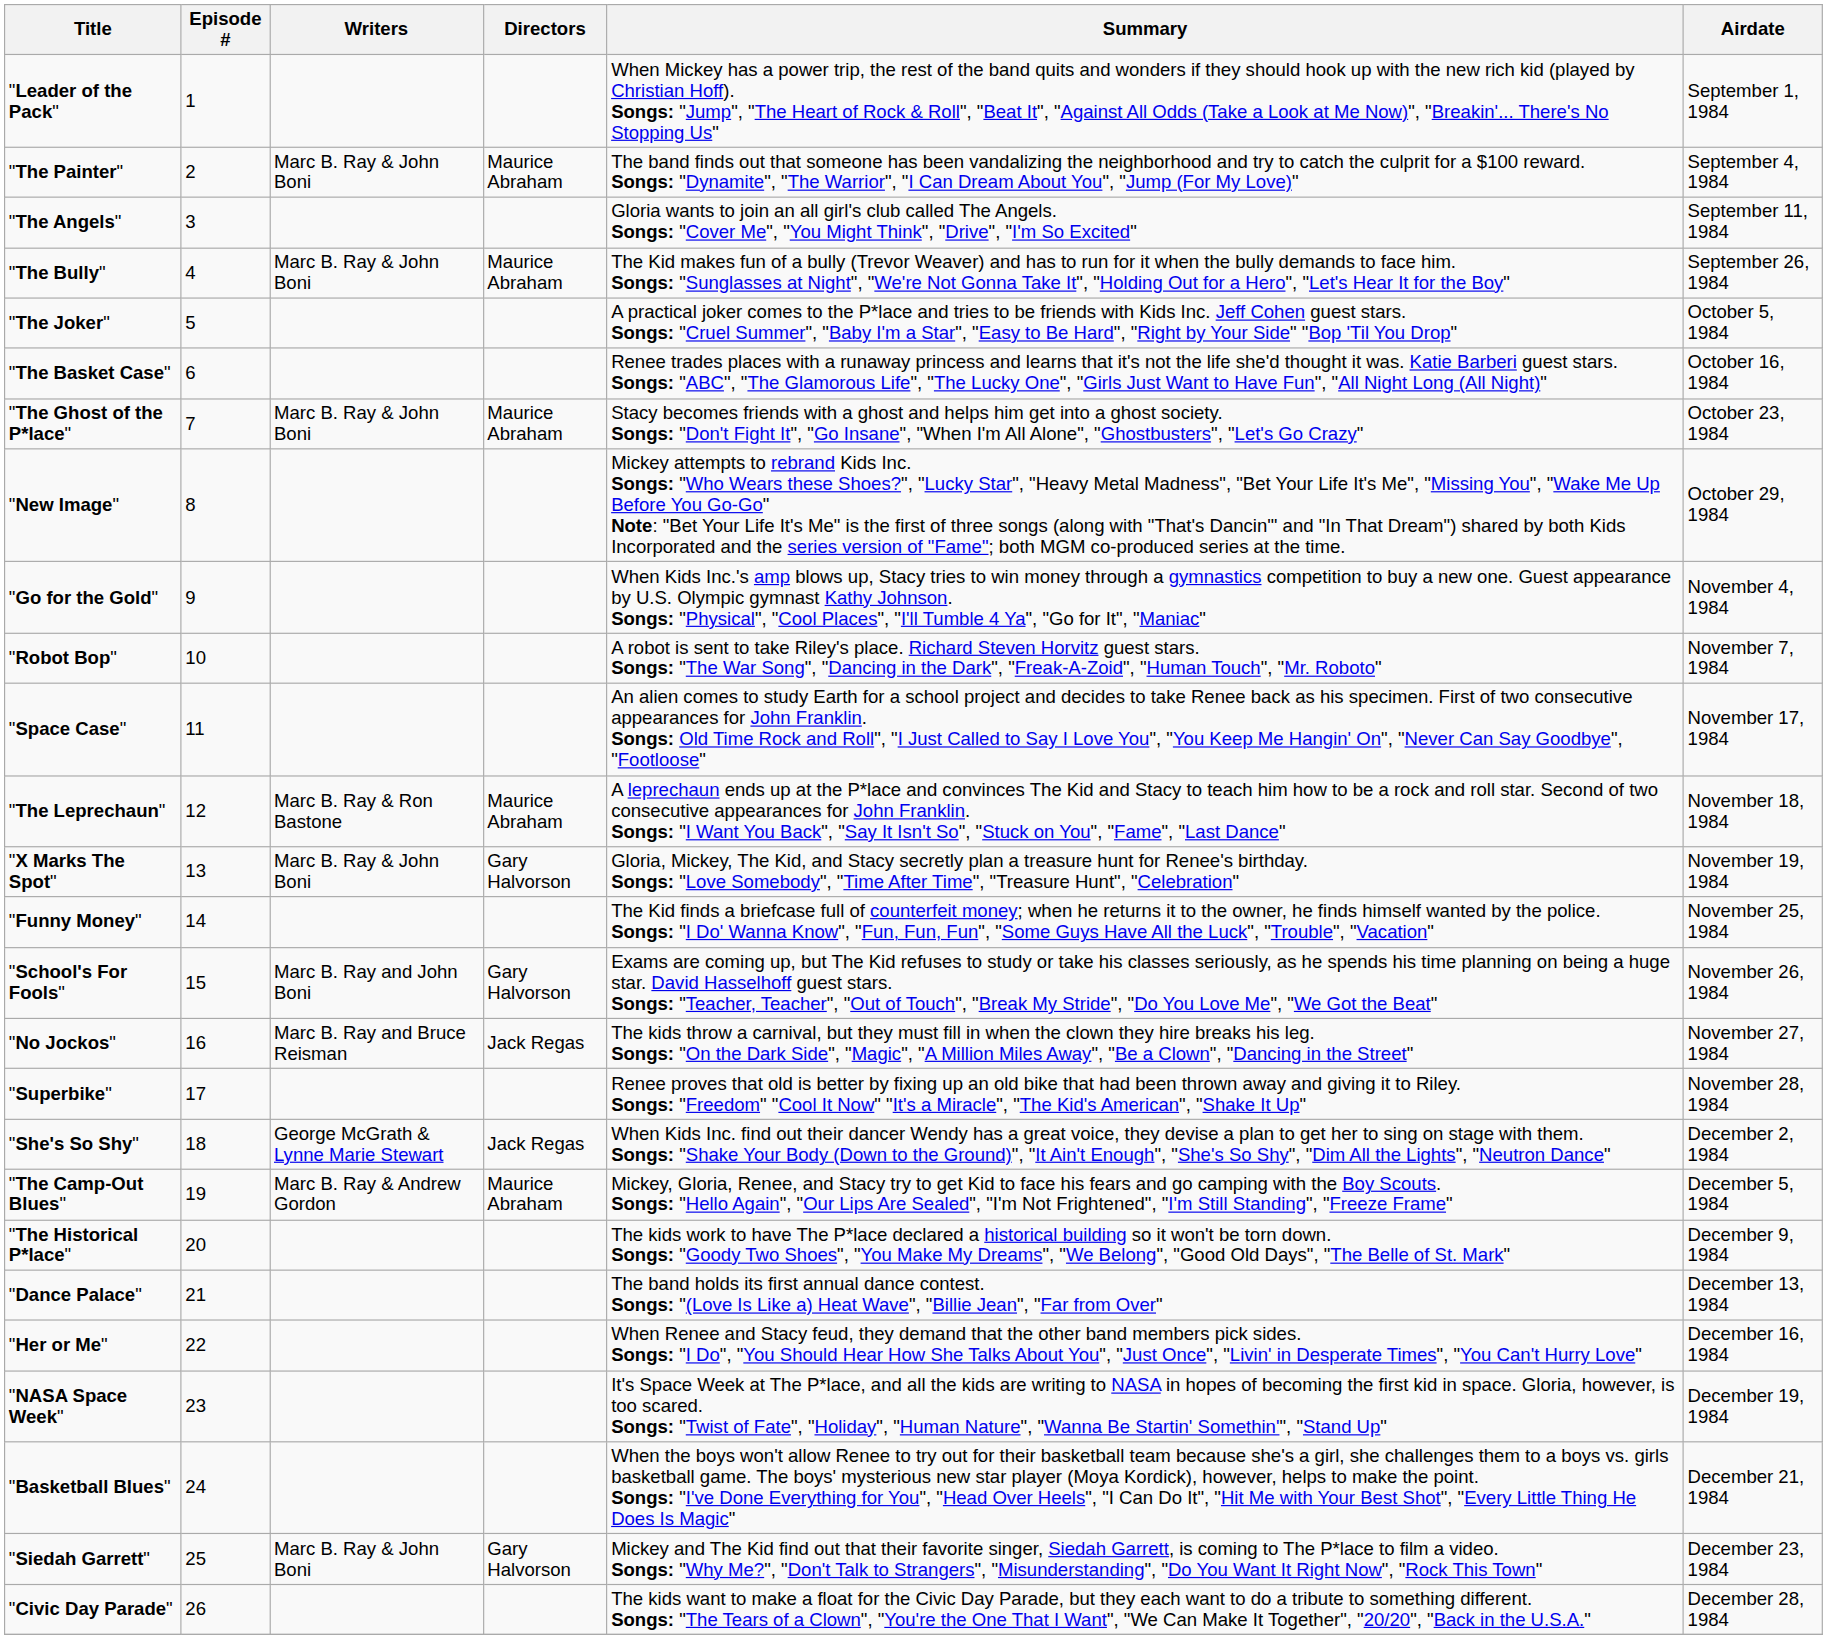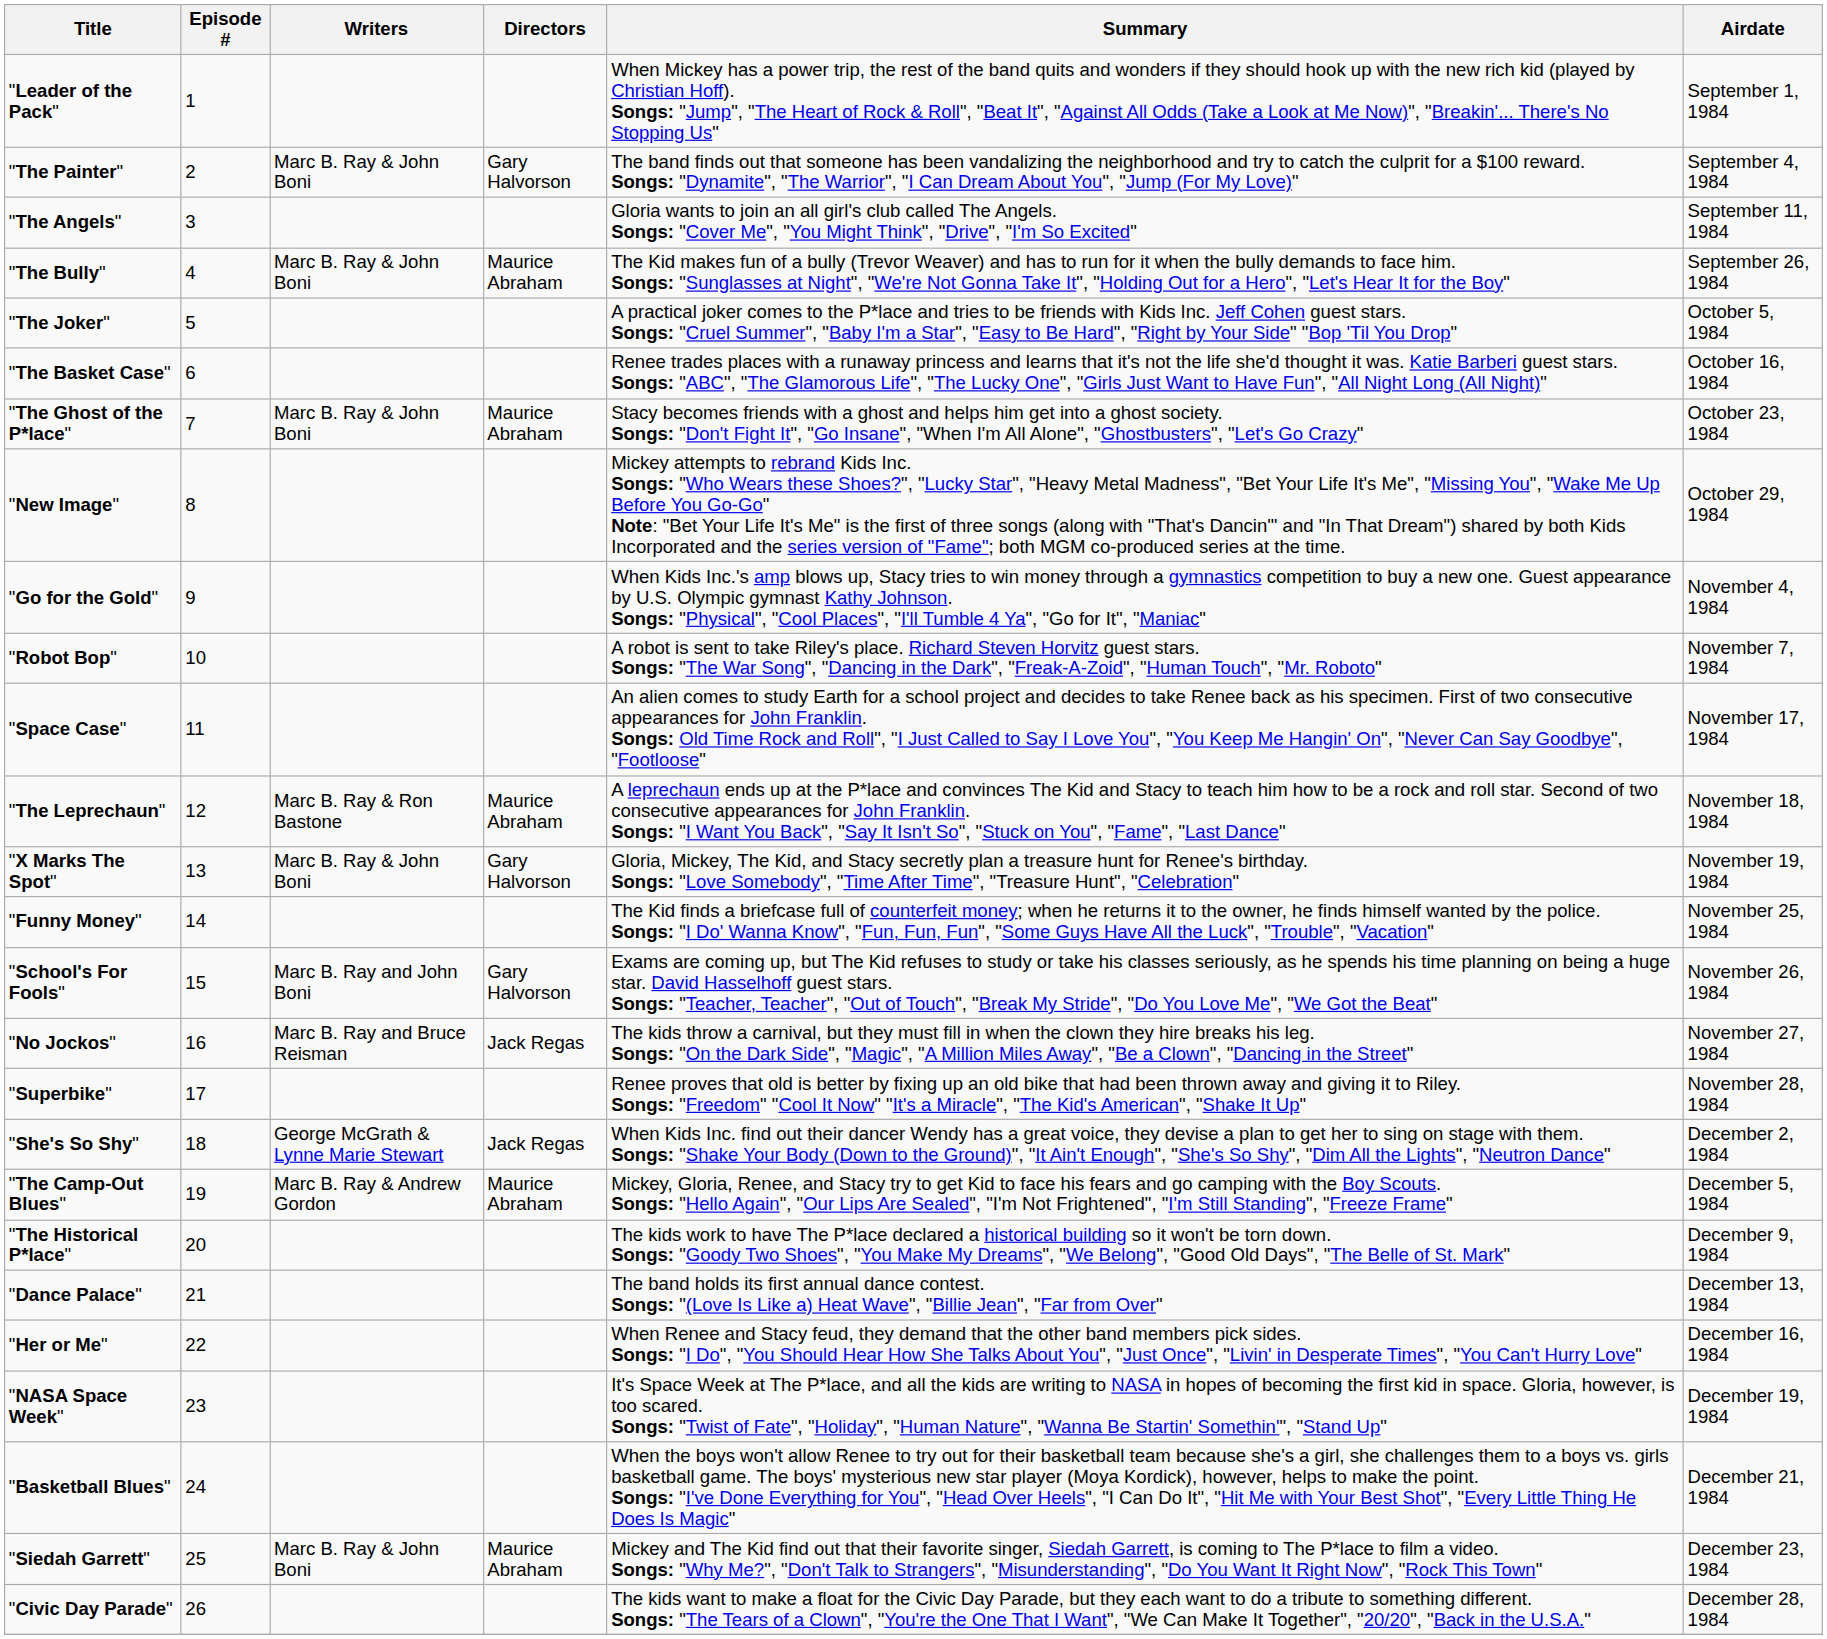(525, 172) Maurice Abraham -> (529, 172) Gary Halvorson
(529, 1558) Gary Halvorson -> (525, 1558) Maurice Abraham
